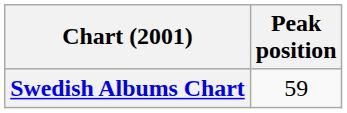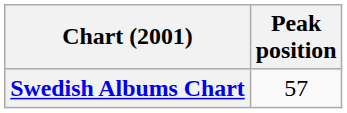(296, 88) 59 -> (296, 88) 57
